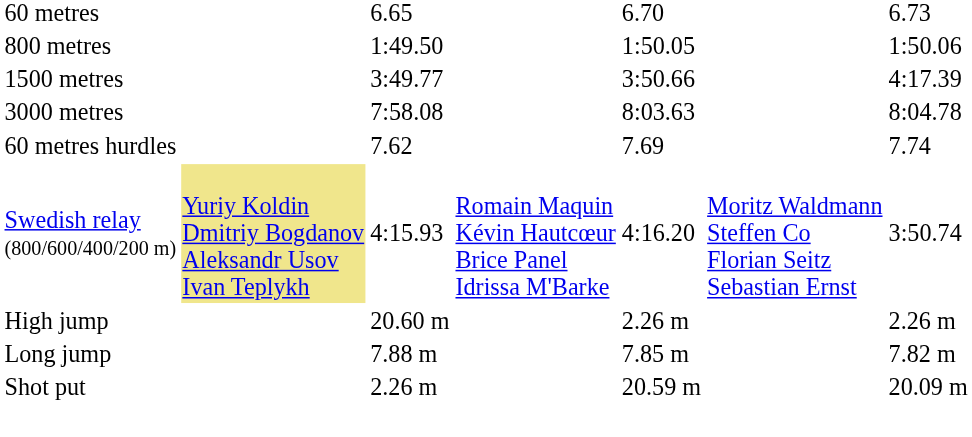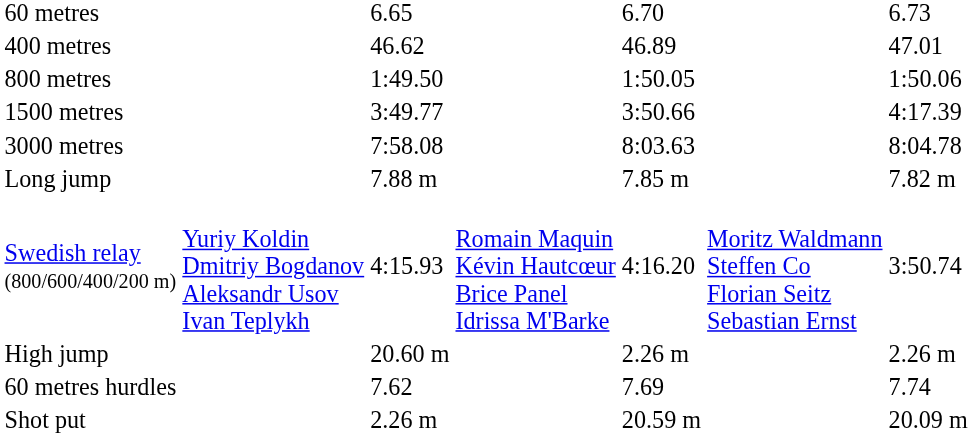+ row: (58, 46)
rows swapped: (90, 145) <-> (58, 354)
(273, 246) khaki background -> (273, 280) no background
